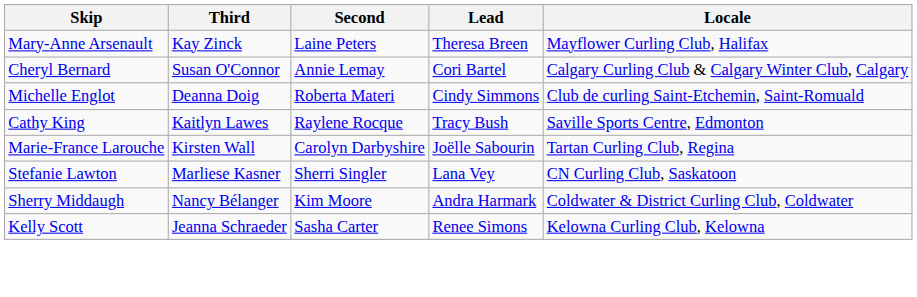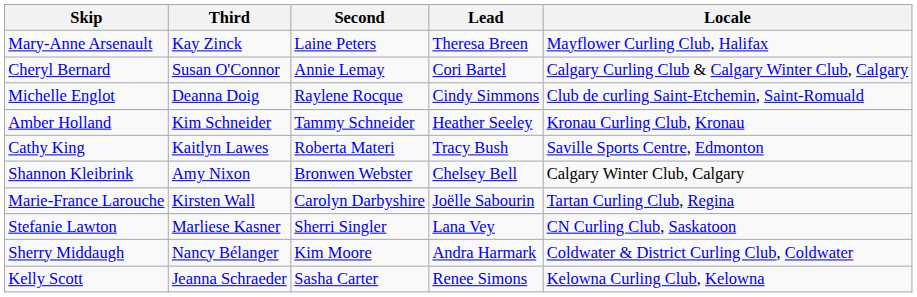(344, 95) Roberta Materi -> (349, 95) Raylene Rocque
+ row: (60, 122)
(349, 122) Raylene Rocque -> (344, 148) Roberta Materi
+ row: (71, 174)
